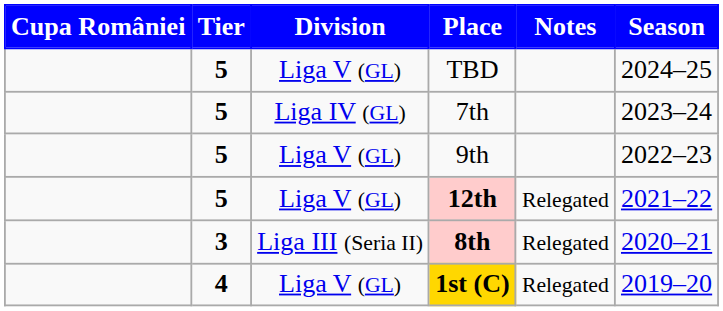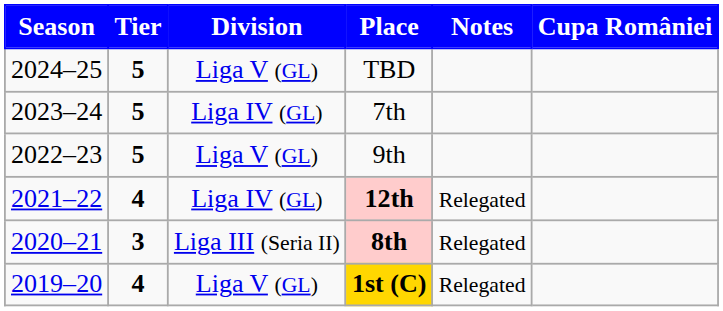columns swapped: (667, 26) <-> (98, 26)
(221, 198) 5 -> (138, 198) 4
(340, 198) Liga V (GL) -> (257, 198) Liga IV (GL)
